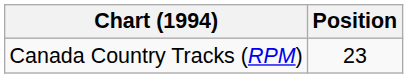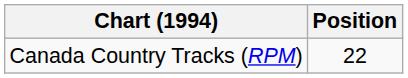(355, 55) 23 -> (355, 55) 22
